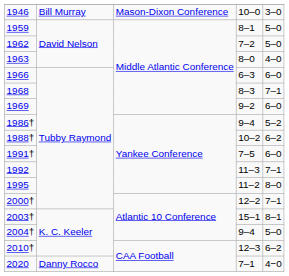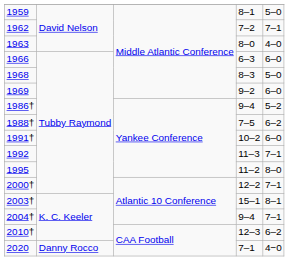- row: (18, 12)
(273, 43) 5–0 -> (273, 28) 7–1
(273, 91) 7–1 -> (273, 75) 5–0
(249, 138) 10–2 -> (247, 122) 7–5
(247, 153) 7–5 -> (249, 138) 10–2
(273, 232) 5–0 -> (273, 216) 7–1
